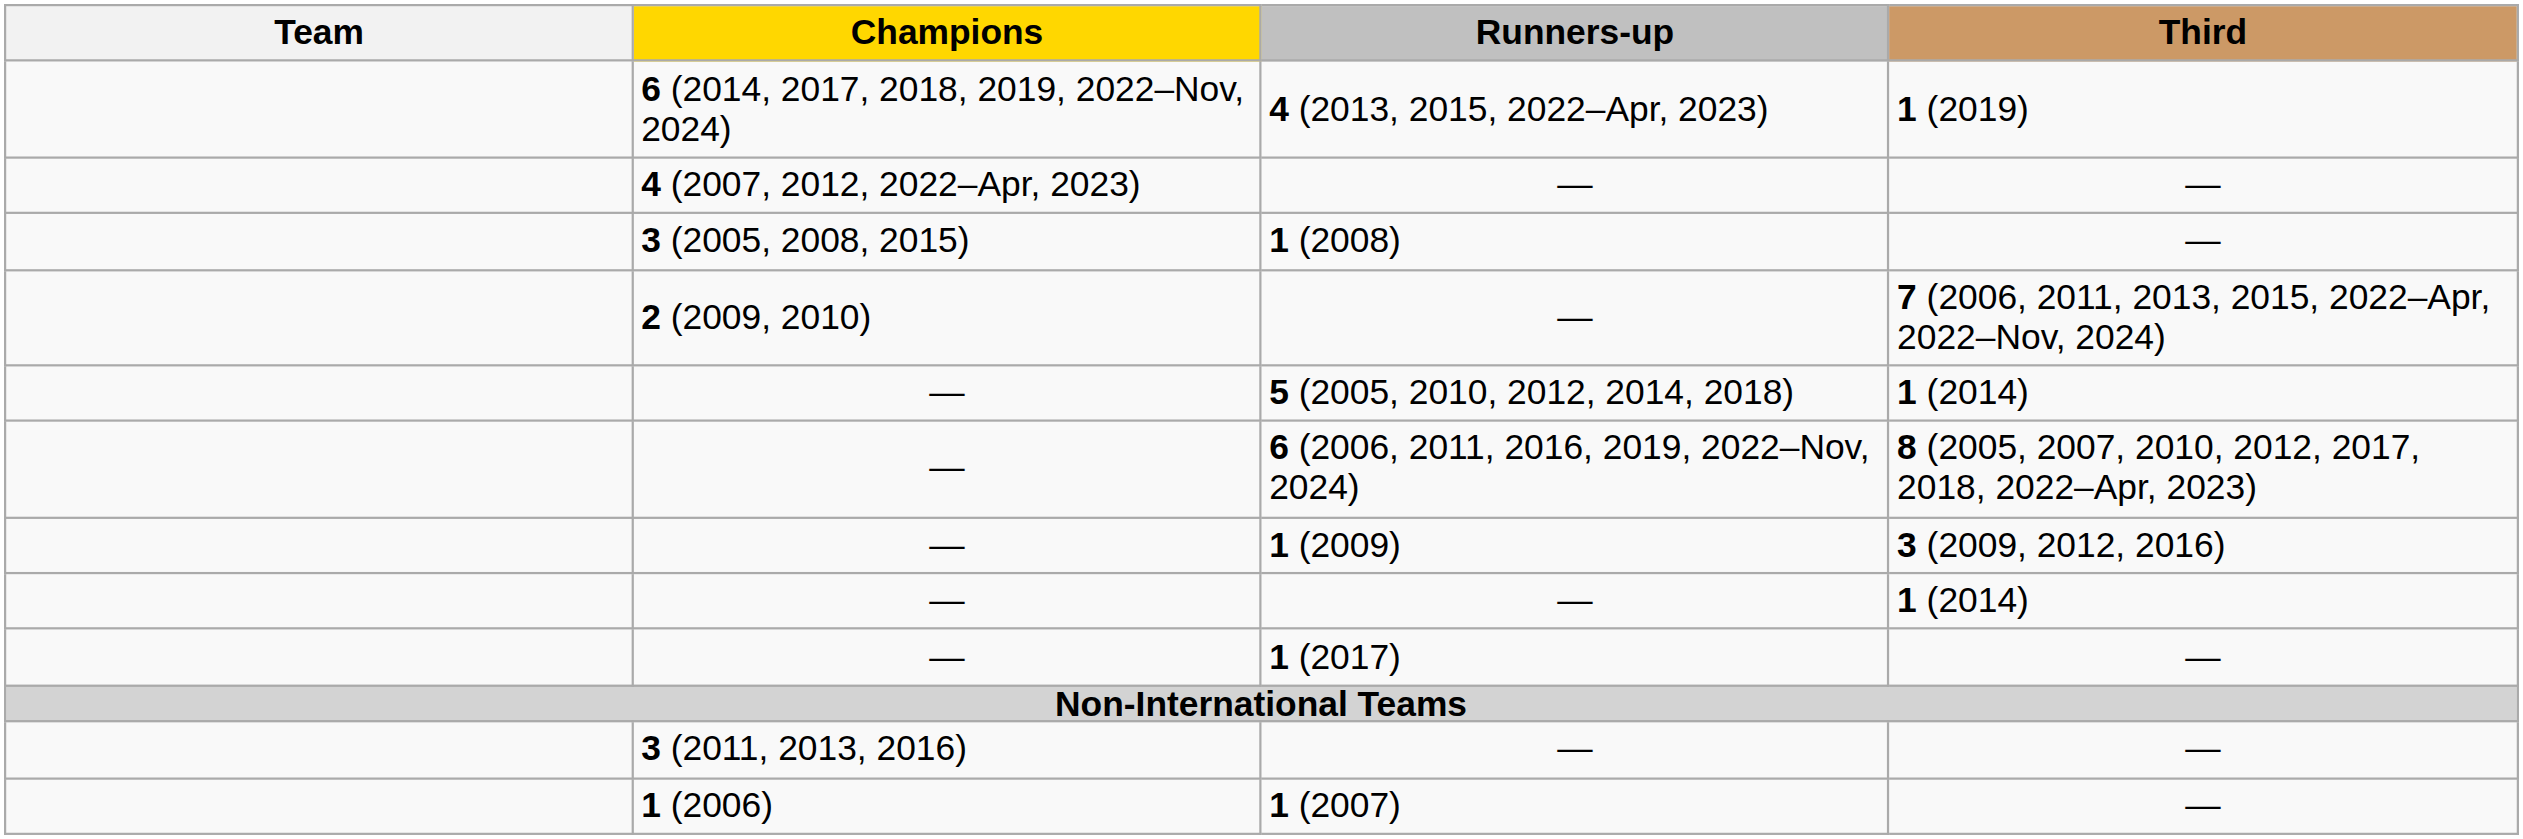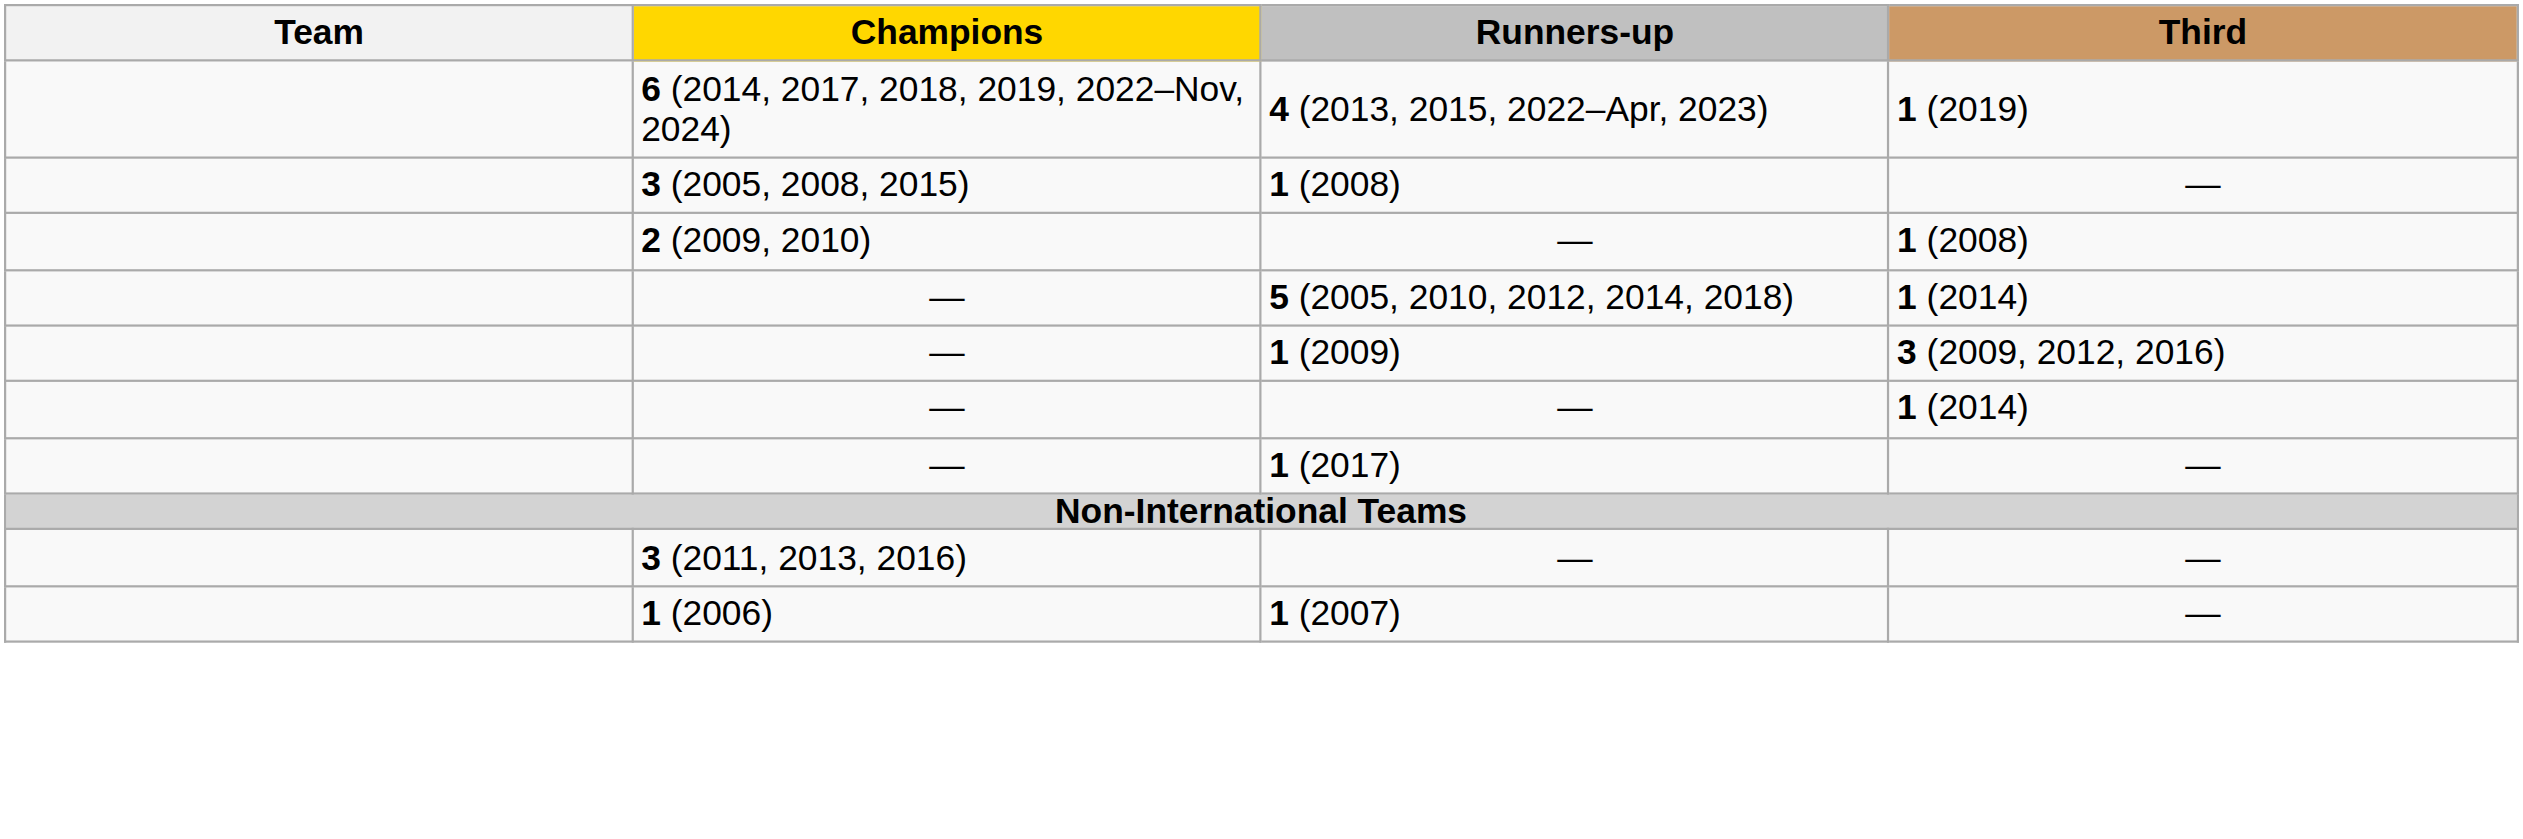- row: (891, 184)
(2194, 316) 7 (2006, 2011, 2013, 2015, 2022–Apr, 2022–Nov, 2024) -> (1963, 240) 1 (2008)
- row: (947, 468)
